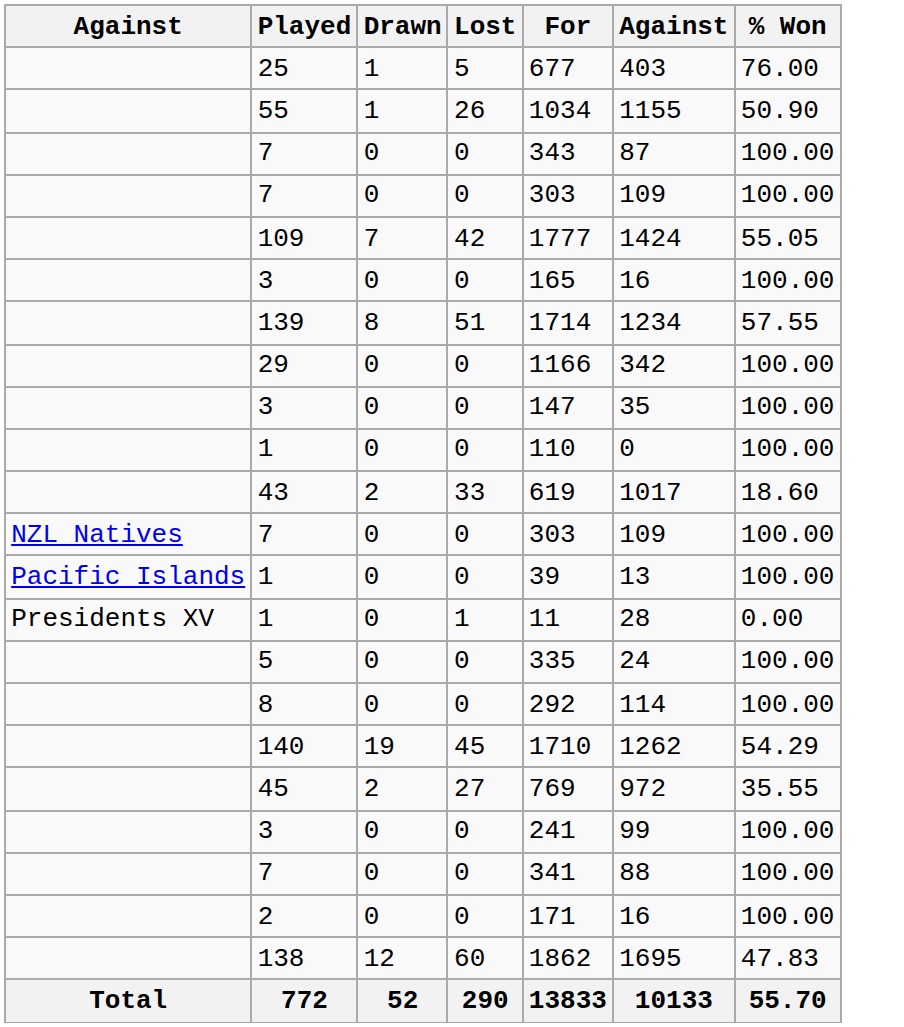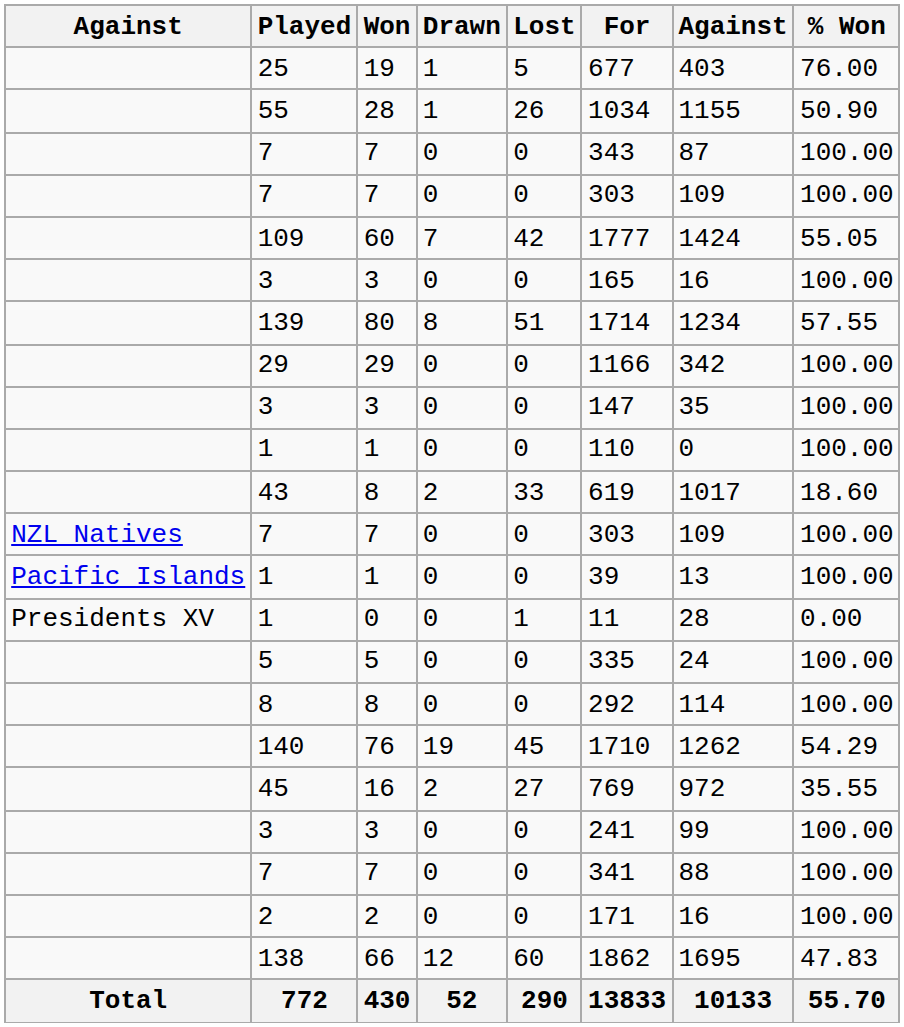+ column: (387, 26)
